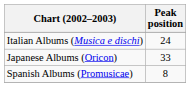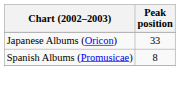- row: (75, 40)
